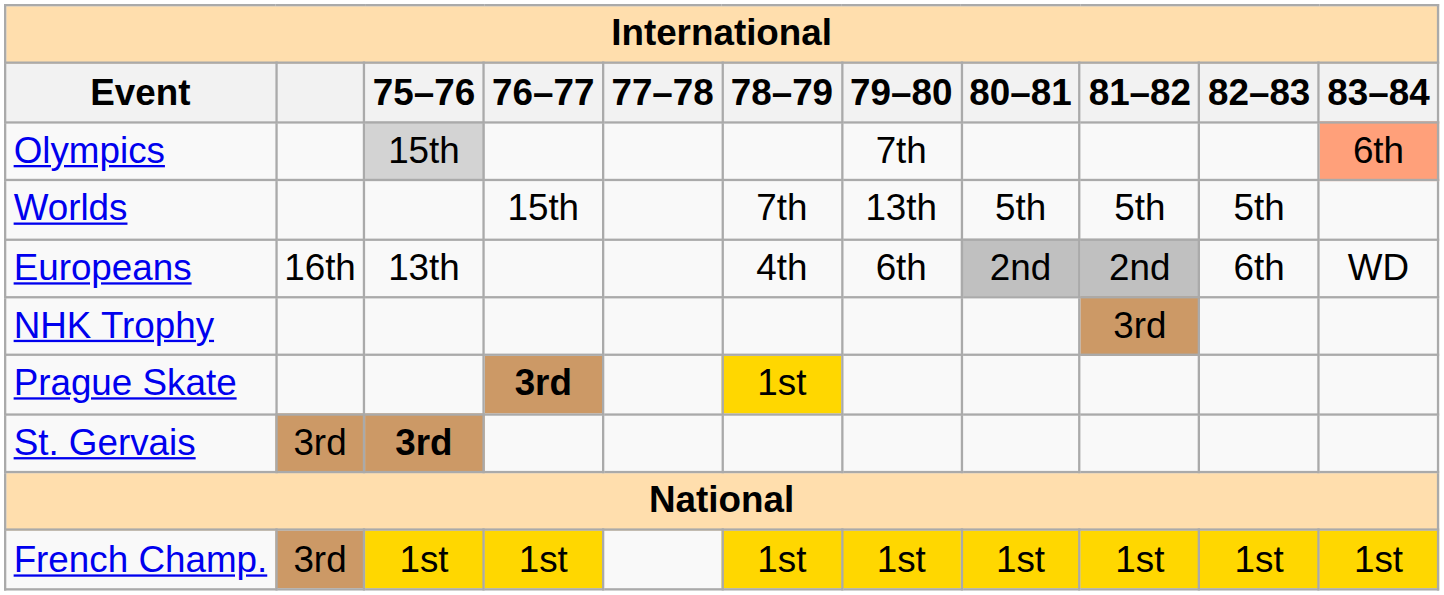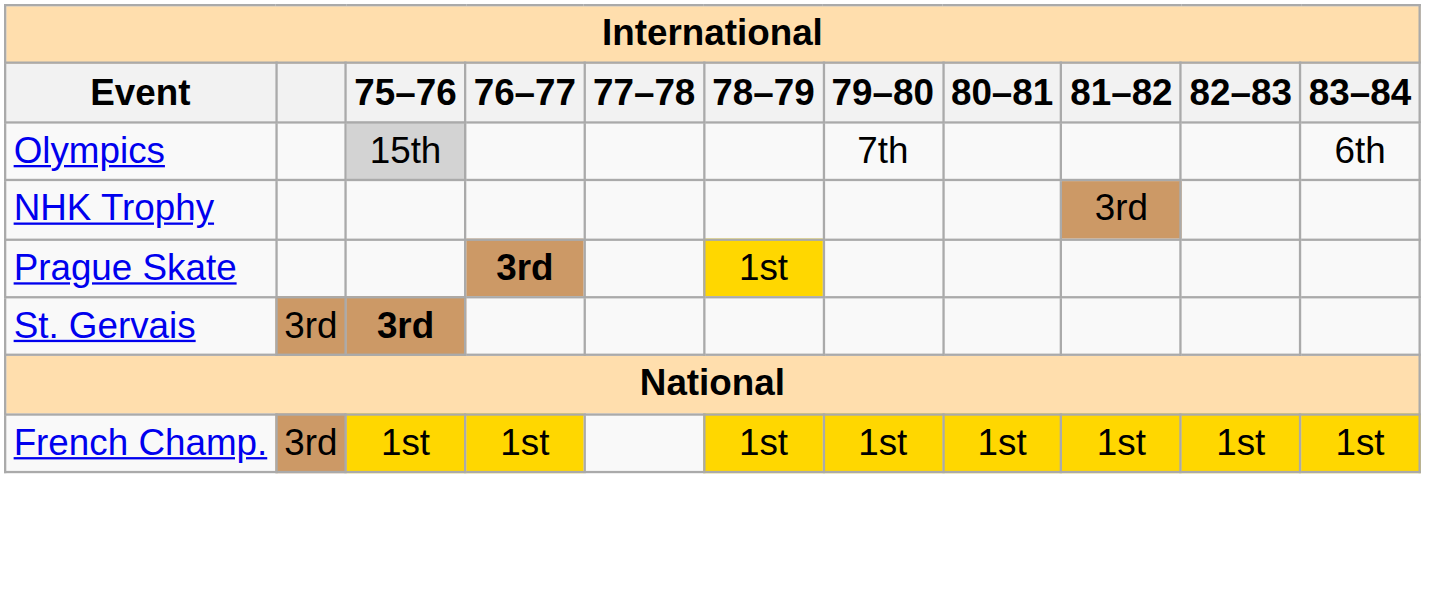(1378, 150) lightsalmon background -> (1360, 150) no background
- row: (71, 208)
- row: (103, 267)
